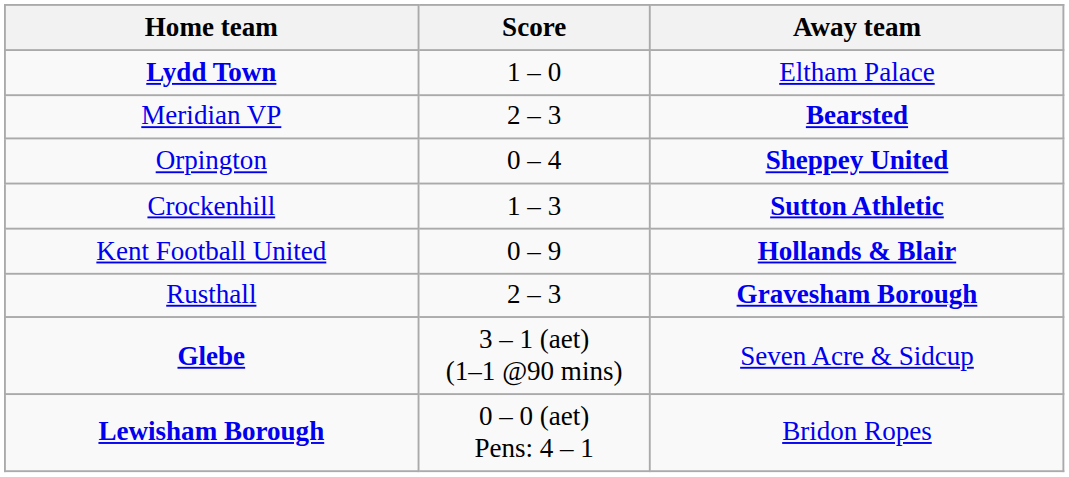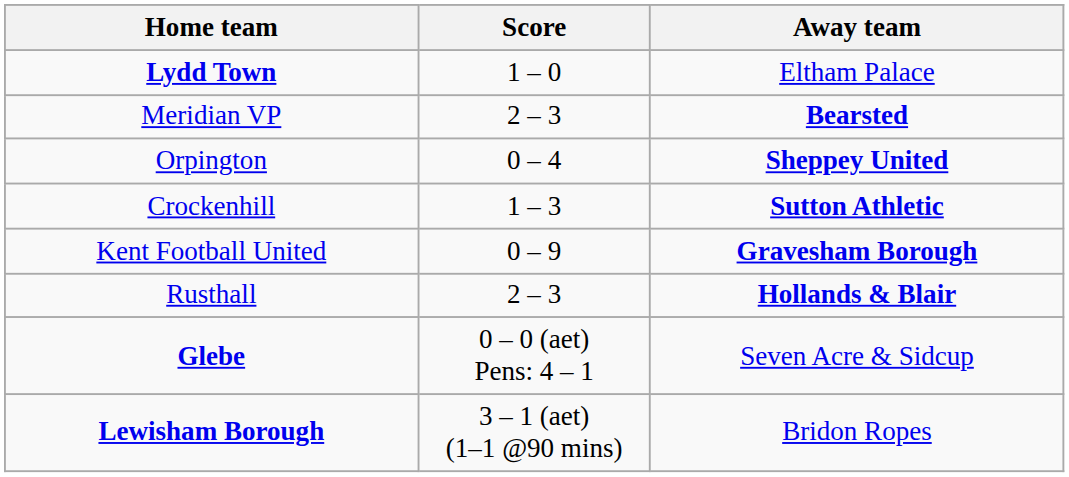(857, 250) Hollands & Blair -> (857, 250) Gravesham Borough
(857, 295) Gravesham Borough -> (857, 295) Hollands & Blair
(534, 355) 3 – 1 (aet) (1–1 @90 mins) -> (534, 355) 0 – 0 (aet) Pens: 4 – 1
(534, 432) 0 – 0 (aet) Pens: 4 – 1 -> (534, 432) 3 – 1 (aet) (1–1 @90 mins)
